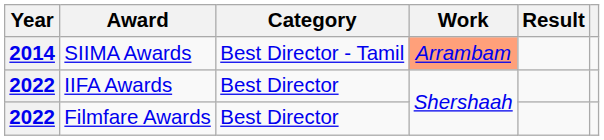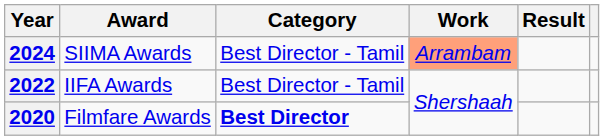(32, 53) 2014 -> (32, 53) 2024
(279, 85) Best Director -> (312, 85) Best Director - Tamil
(32, 118) 2022 -> (32, 118) 2020
(279, 118) normal -> (285, 118) bold
